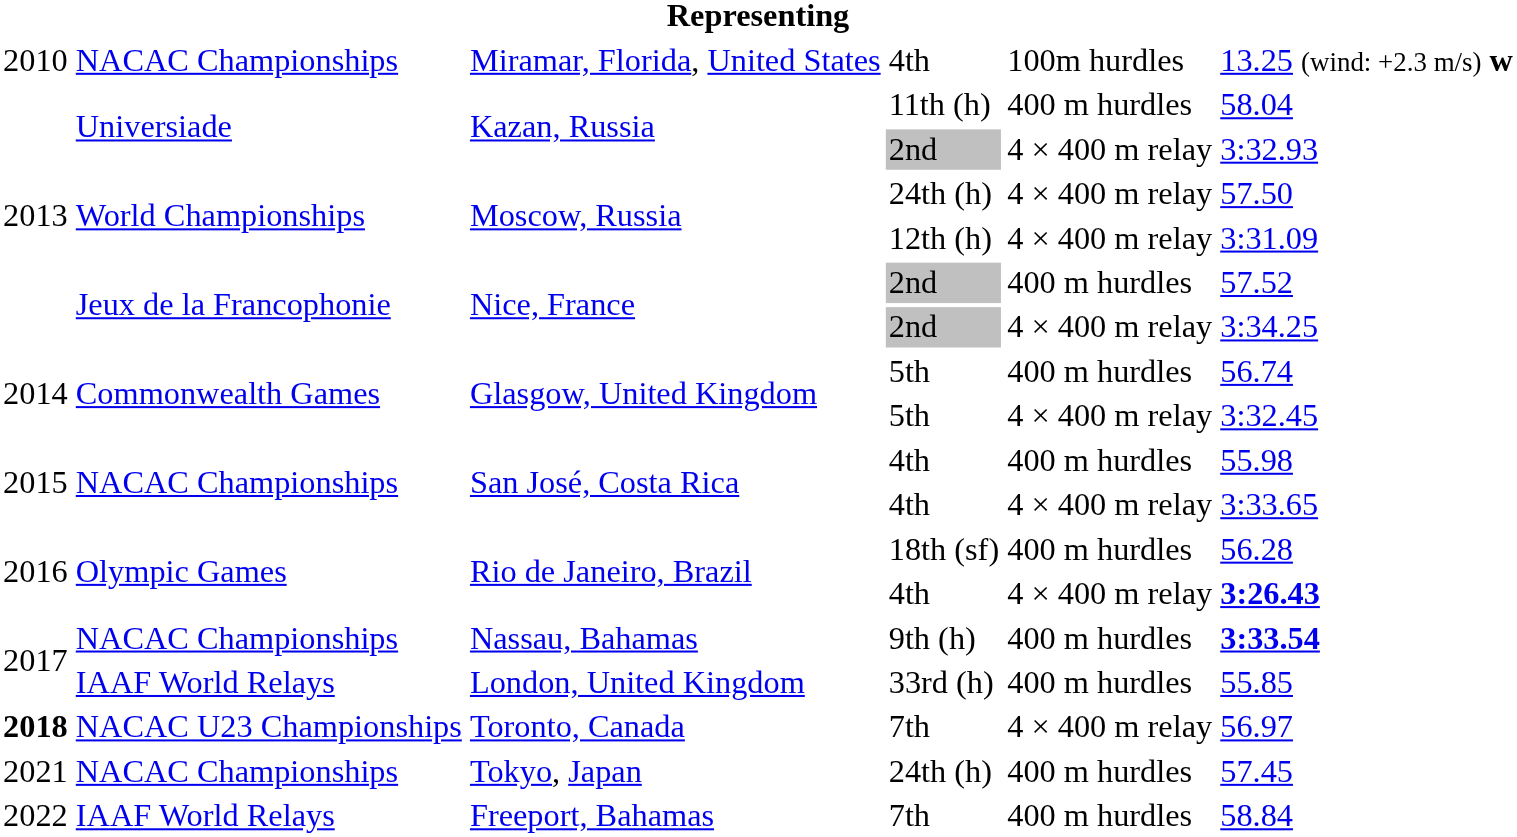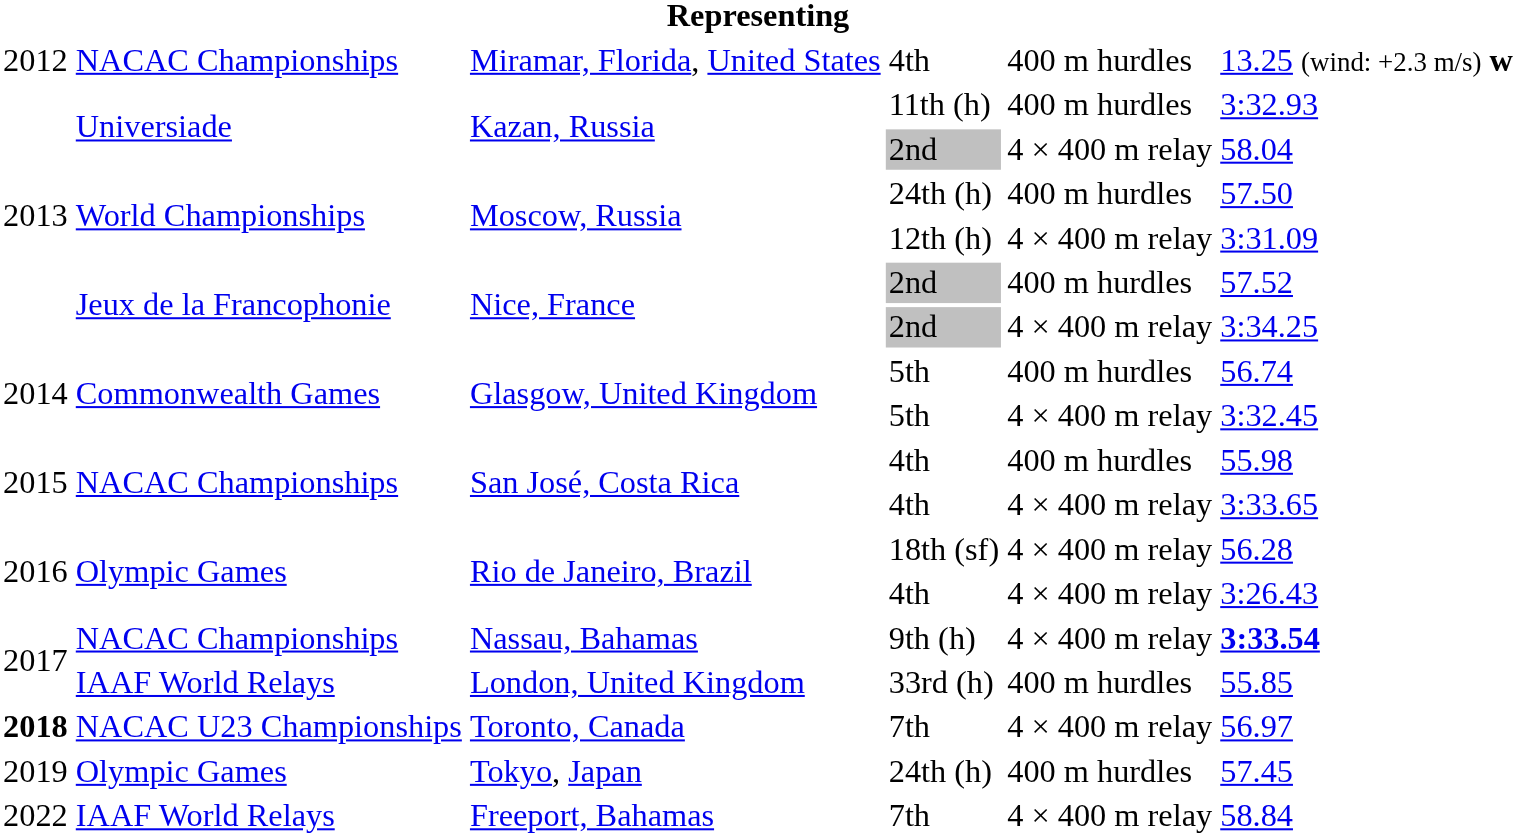(35, 60) 2010 -> (35, 60) 2012
(1096, 60) 100m hurdles -> (1100, 60) 400 m hurdles
(1257, 104) 58.04 -> (1269, 104) 3:32.93
(1269, 149) 3:32.93 -> (1257, 149) 58.04
(1110, 193) 4 × 400 m relay -> (1100, 193) 400 m hurdles
(1100, 549) 400 m hurdles -> (1110, 549) 4 × 400 m relay
(1270, 593) bold -> (1269, 593) normal
(1100, 637) 400 m hurdles -> (1110, 637) 4 × 400 m relay
(35, 771) 2021 -> (35, 771) 2019
(237, 771) NACAC Championships -> (181, 771) Olympic Games
(1100, 815) 400 m hurdles -> (1110, 815) 4 × 400 m relay
